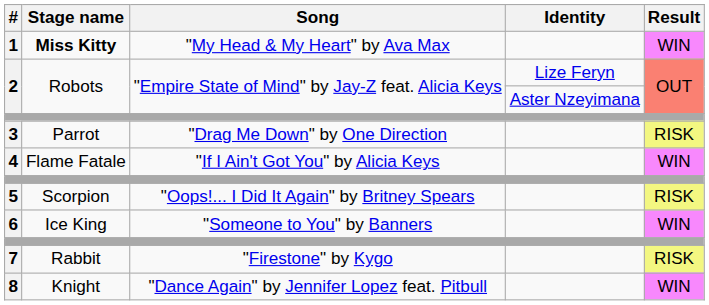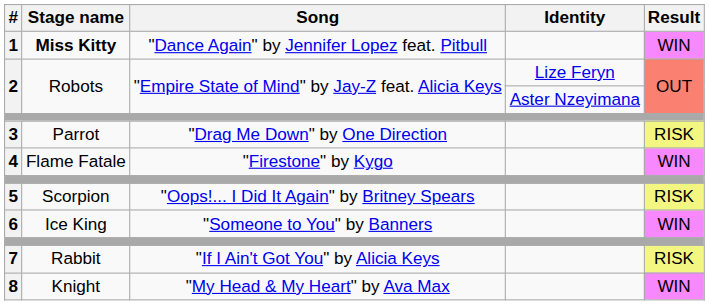(318, 45) "My Head & My Heart" by Ava Max -> (318, 45) "Dance Again" by Jennifer Lopez feat. Pitbull
(318, 161) "If I Ain't Got You" by Alicia Keys -> (318, 161) "Firestone" by Kygo
(318, 258) "Firestone" by Kygo -> (318, 258) "If I Ain't Got You" by Alicia Keys
(318, 286) "Dance Again" by Jennifer Lopez feat. Pitbull -> (318, 286) "My Head & My Heart" by Ava Max
